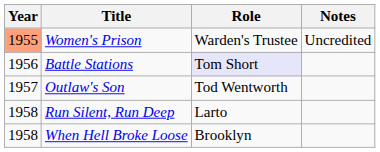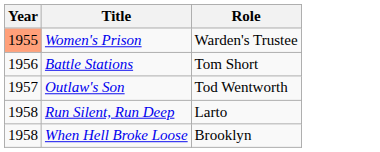- column: (338, 16)
(226, 64) lavender background -> (226, 64) no background
